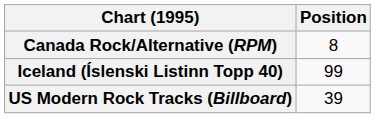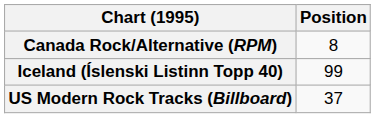(333, 98) 39 -> (333, 98) 37
